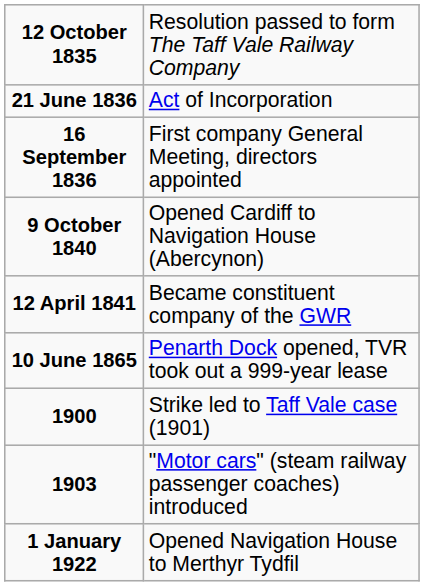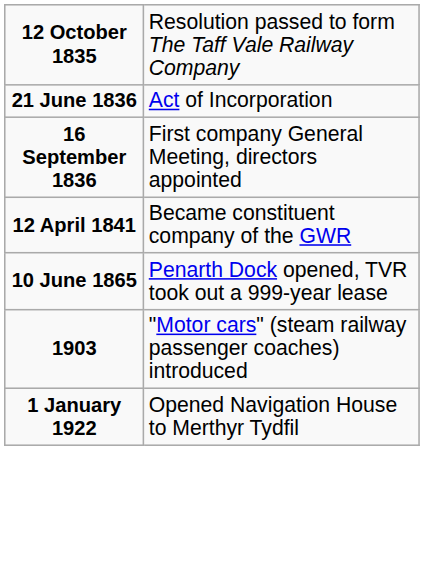- row: (74, 236)
- row: (74, 416)
